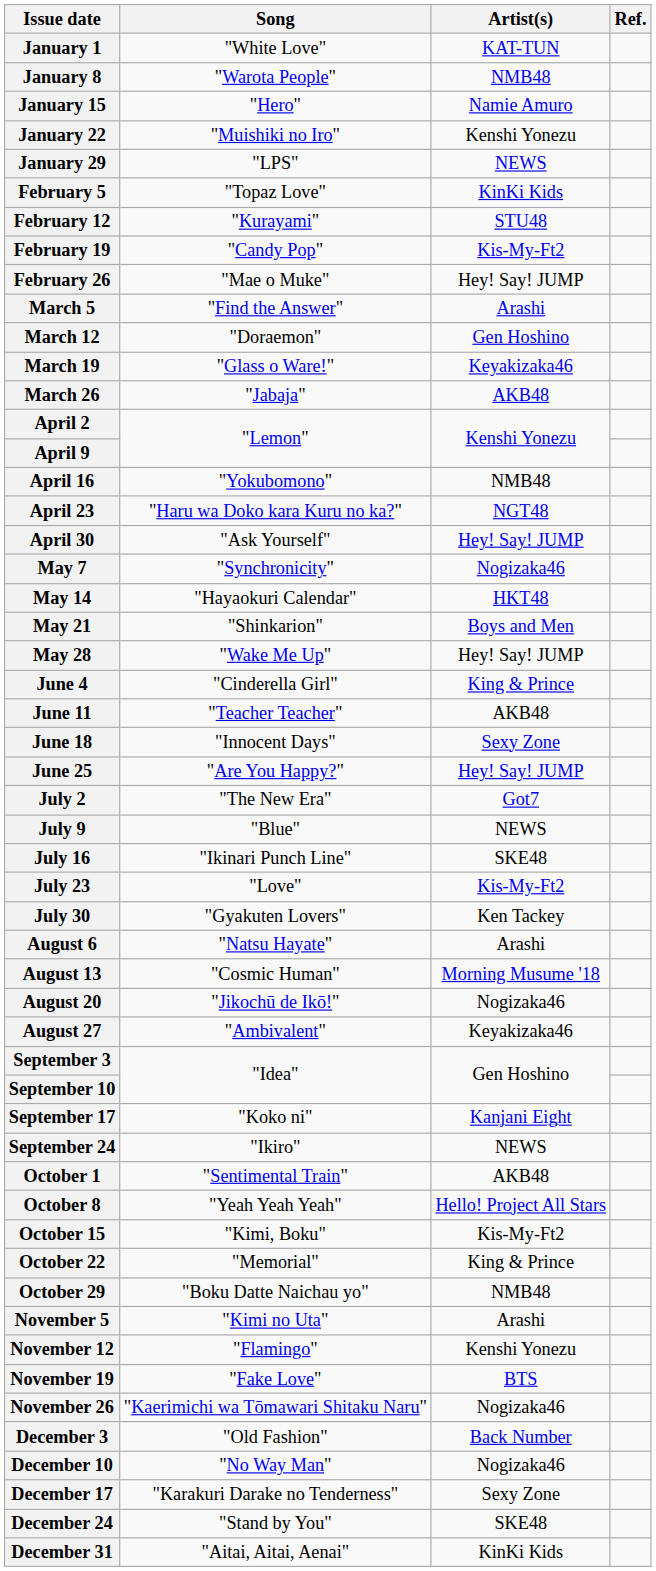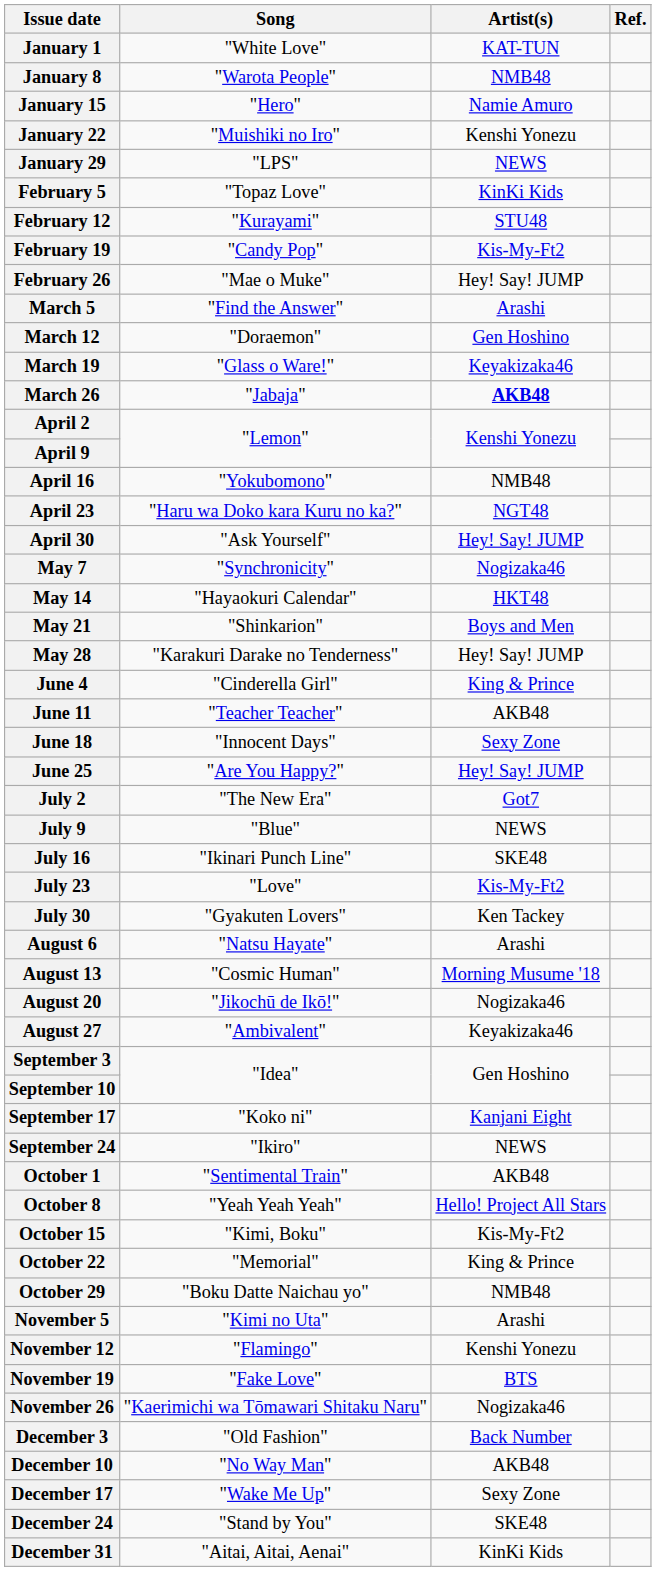(521, 395) normal -> (521, 395) bold
(275, 655) "Wake Me Up" -> (275, 655) "Karakuri Darake no Tenderness"
(521, 1465) Nogizaka46 -> (521, 1465) AKB48
(275, 1494) "Karakuri Darake no Tenderness" -> (275, 1494) "Wake Me Up"
